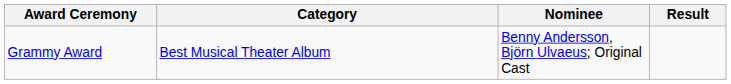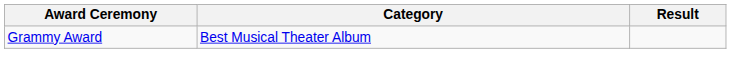- column: (574, 15)
